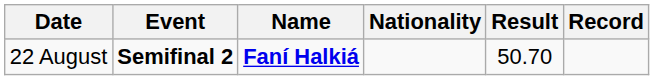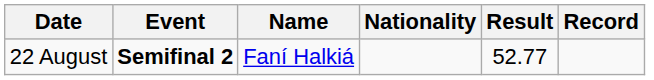(301, 56) bold -> (299, 56) normal
(525, 56) 50.70 -> (520, 56) 52.77
